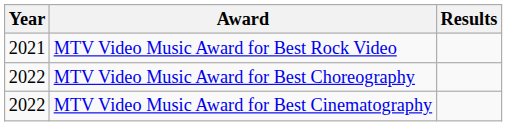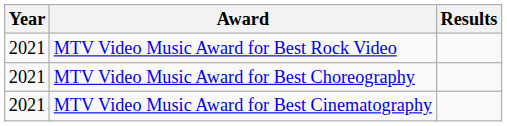(27, 76) 2022 -> (27, 76) 2021
(27, 105) 2022 -> (27, 105) 2021
